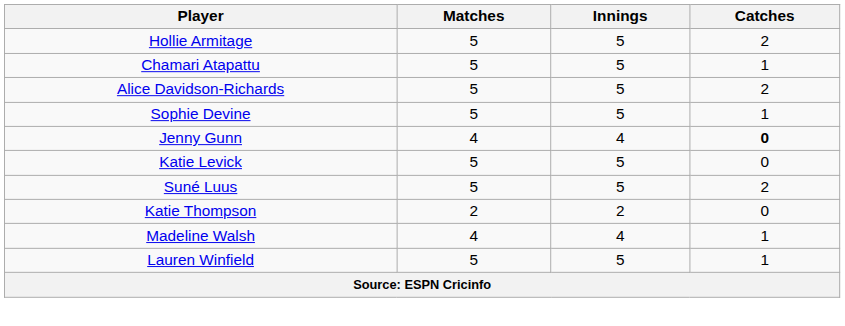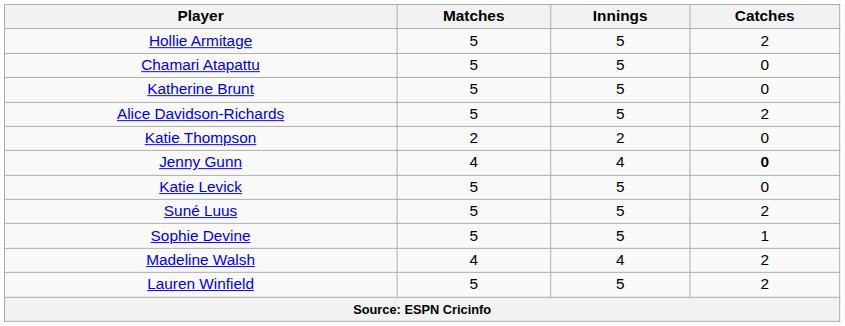(765, 65) 1 -> (765, 65) 0
+ row: (201, 89)
rows swapped: (201, 114) <-> (201, 211)
(765, 235) 1 -> (765, 260) 2
(765, 260) 1 -> (765, 284) 2
